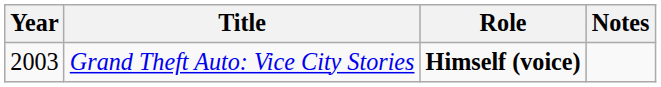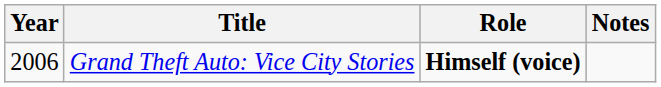(34, 61) 2003 -> (34, 61) 2006
